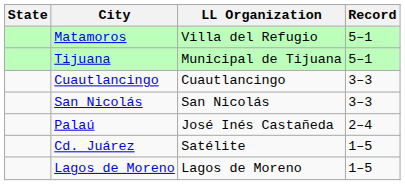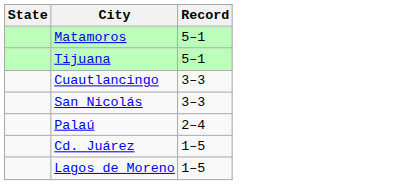- column: (262, 15)
